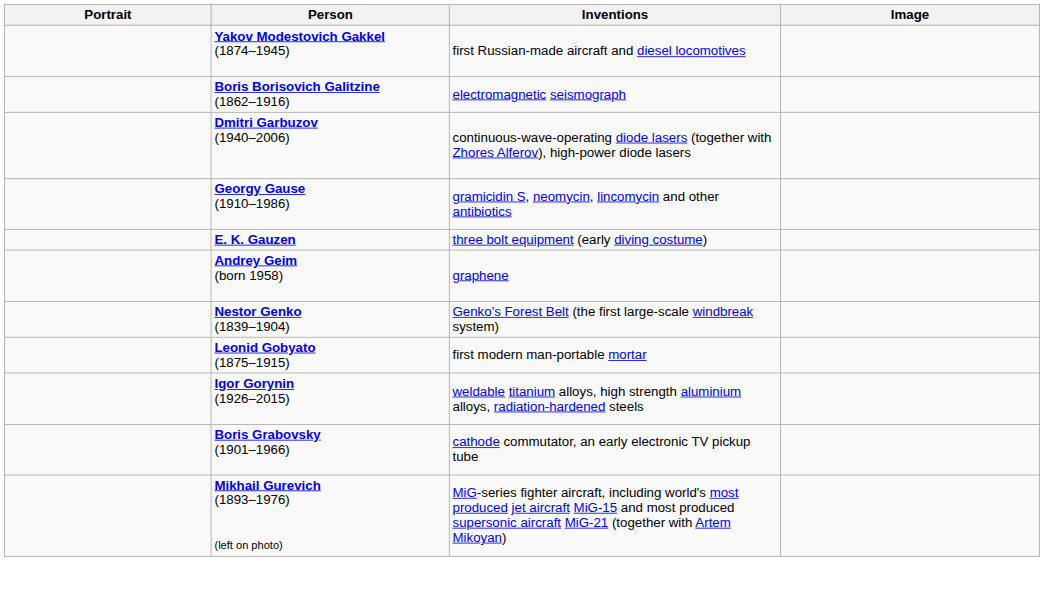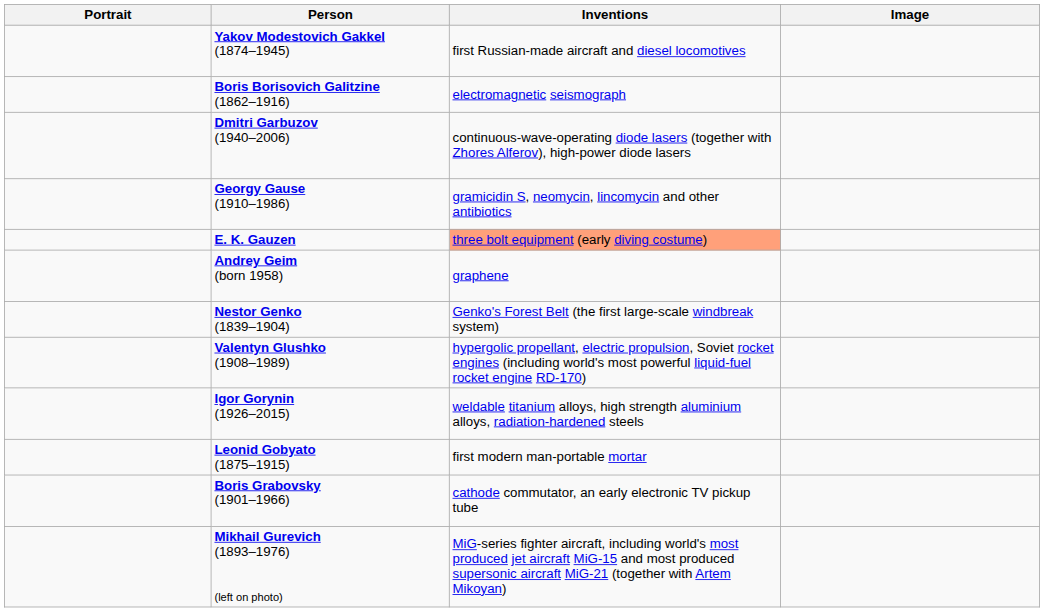(580, 239) no background -> (580, 239) lightsalmon background
+ row: (270, 355)
rows swapped: (265, 355) <-> (254, 391)
